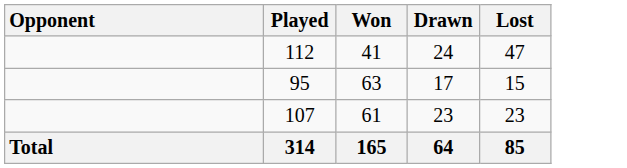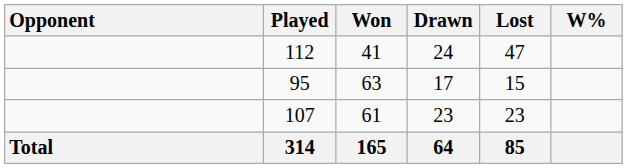+ column: (587, 20)
